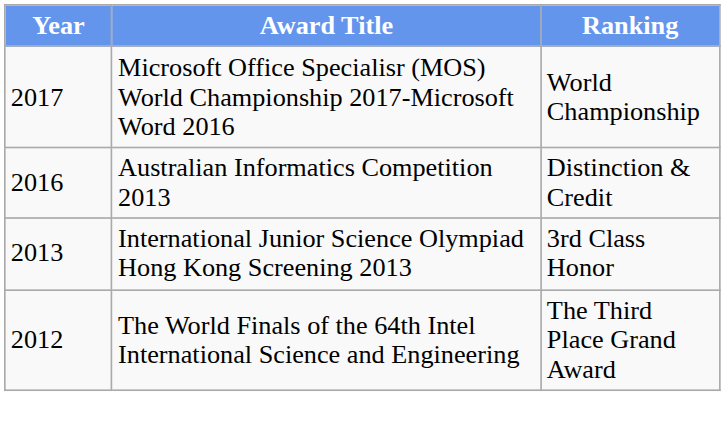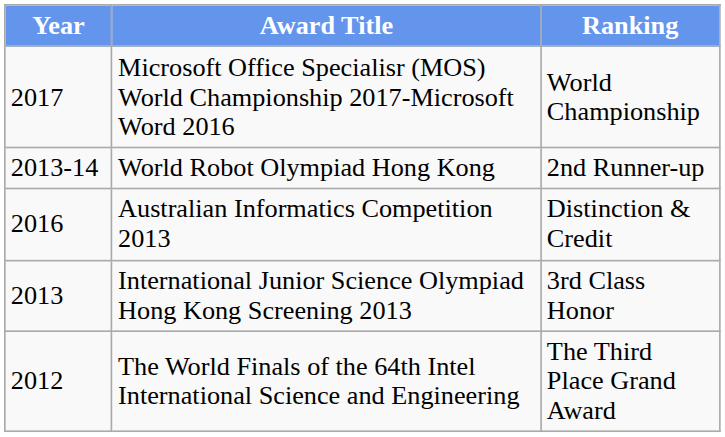+ row: (307, 167)
